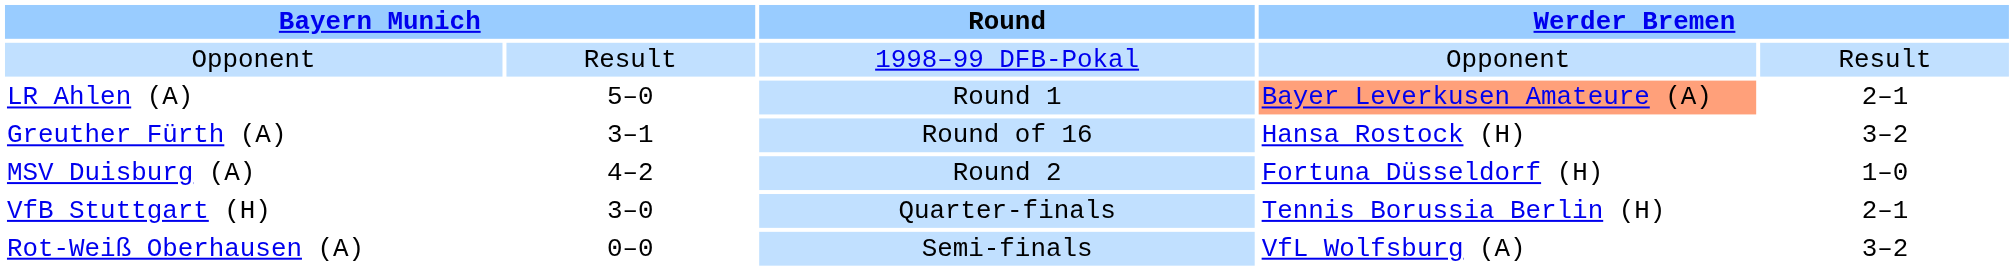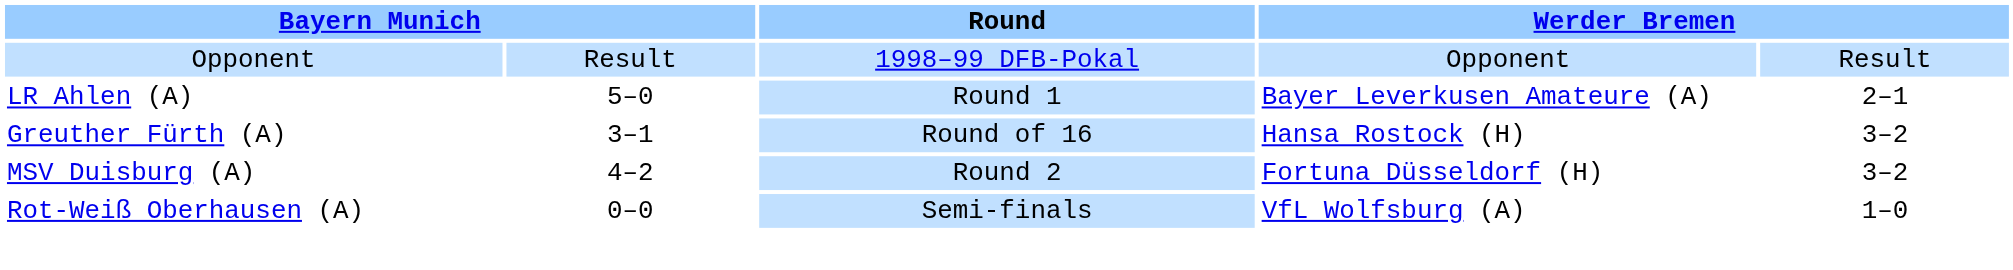(1487, 98) lightsalmon background -> (1487, 98) no background
(1885, 173) 1–0 -> (1885, 173) 3–2
- row: (139, 211)
(1885, 249) 3–2 -> (1885, 211) 1–0
